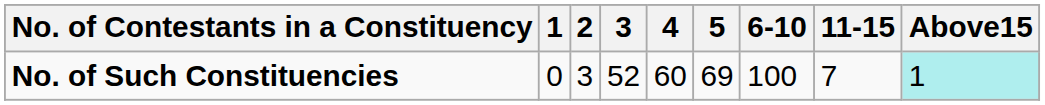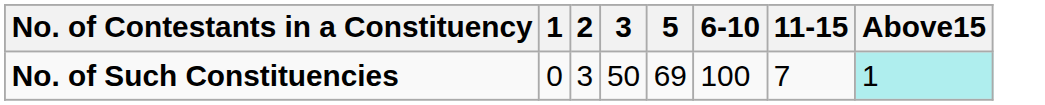- column: (670, 28)
(623, 75) 52 -> (623, 75) 50
